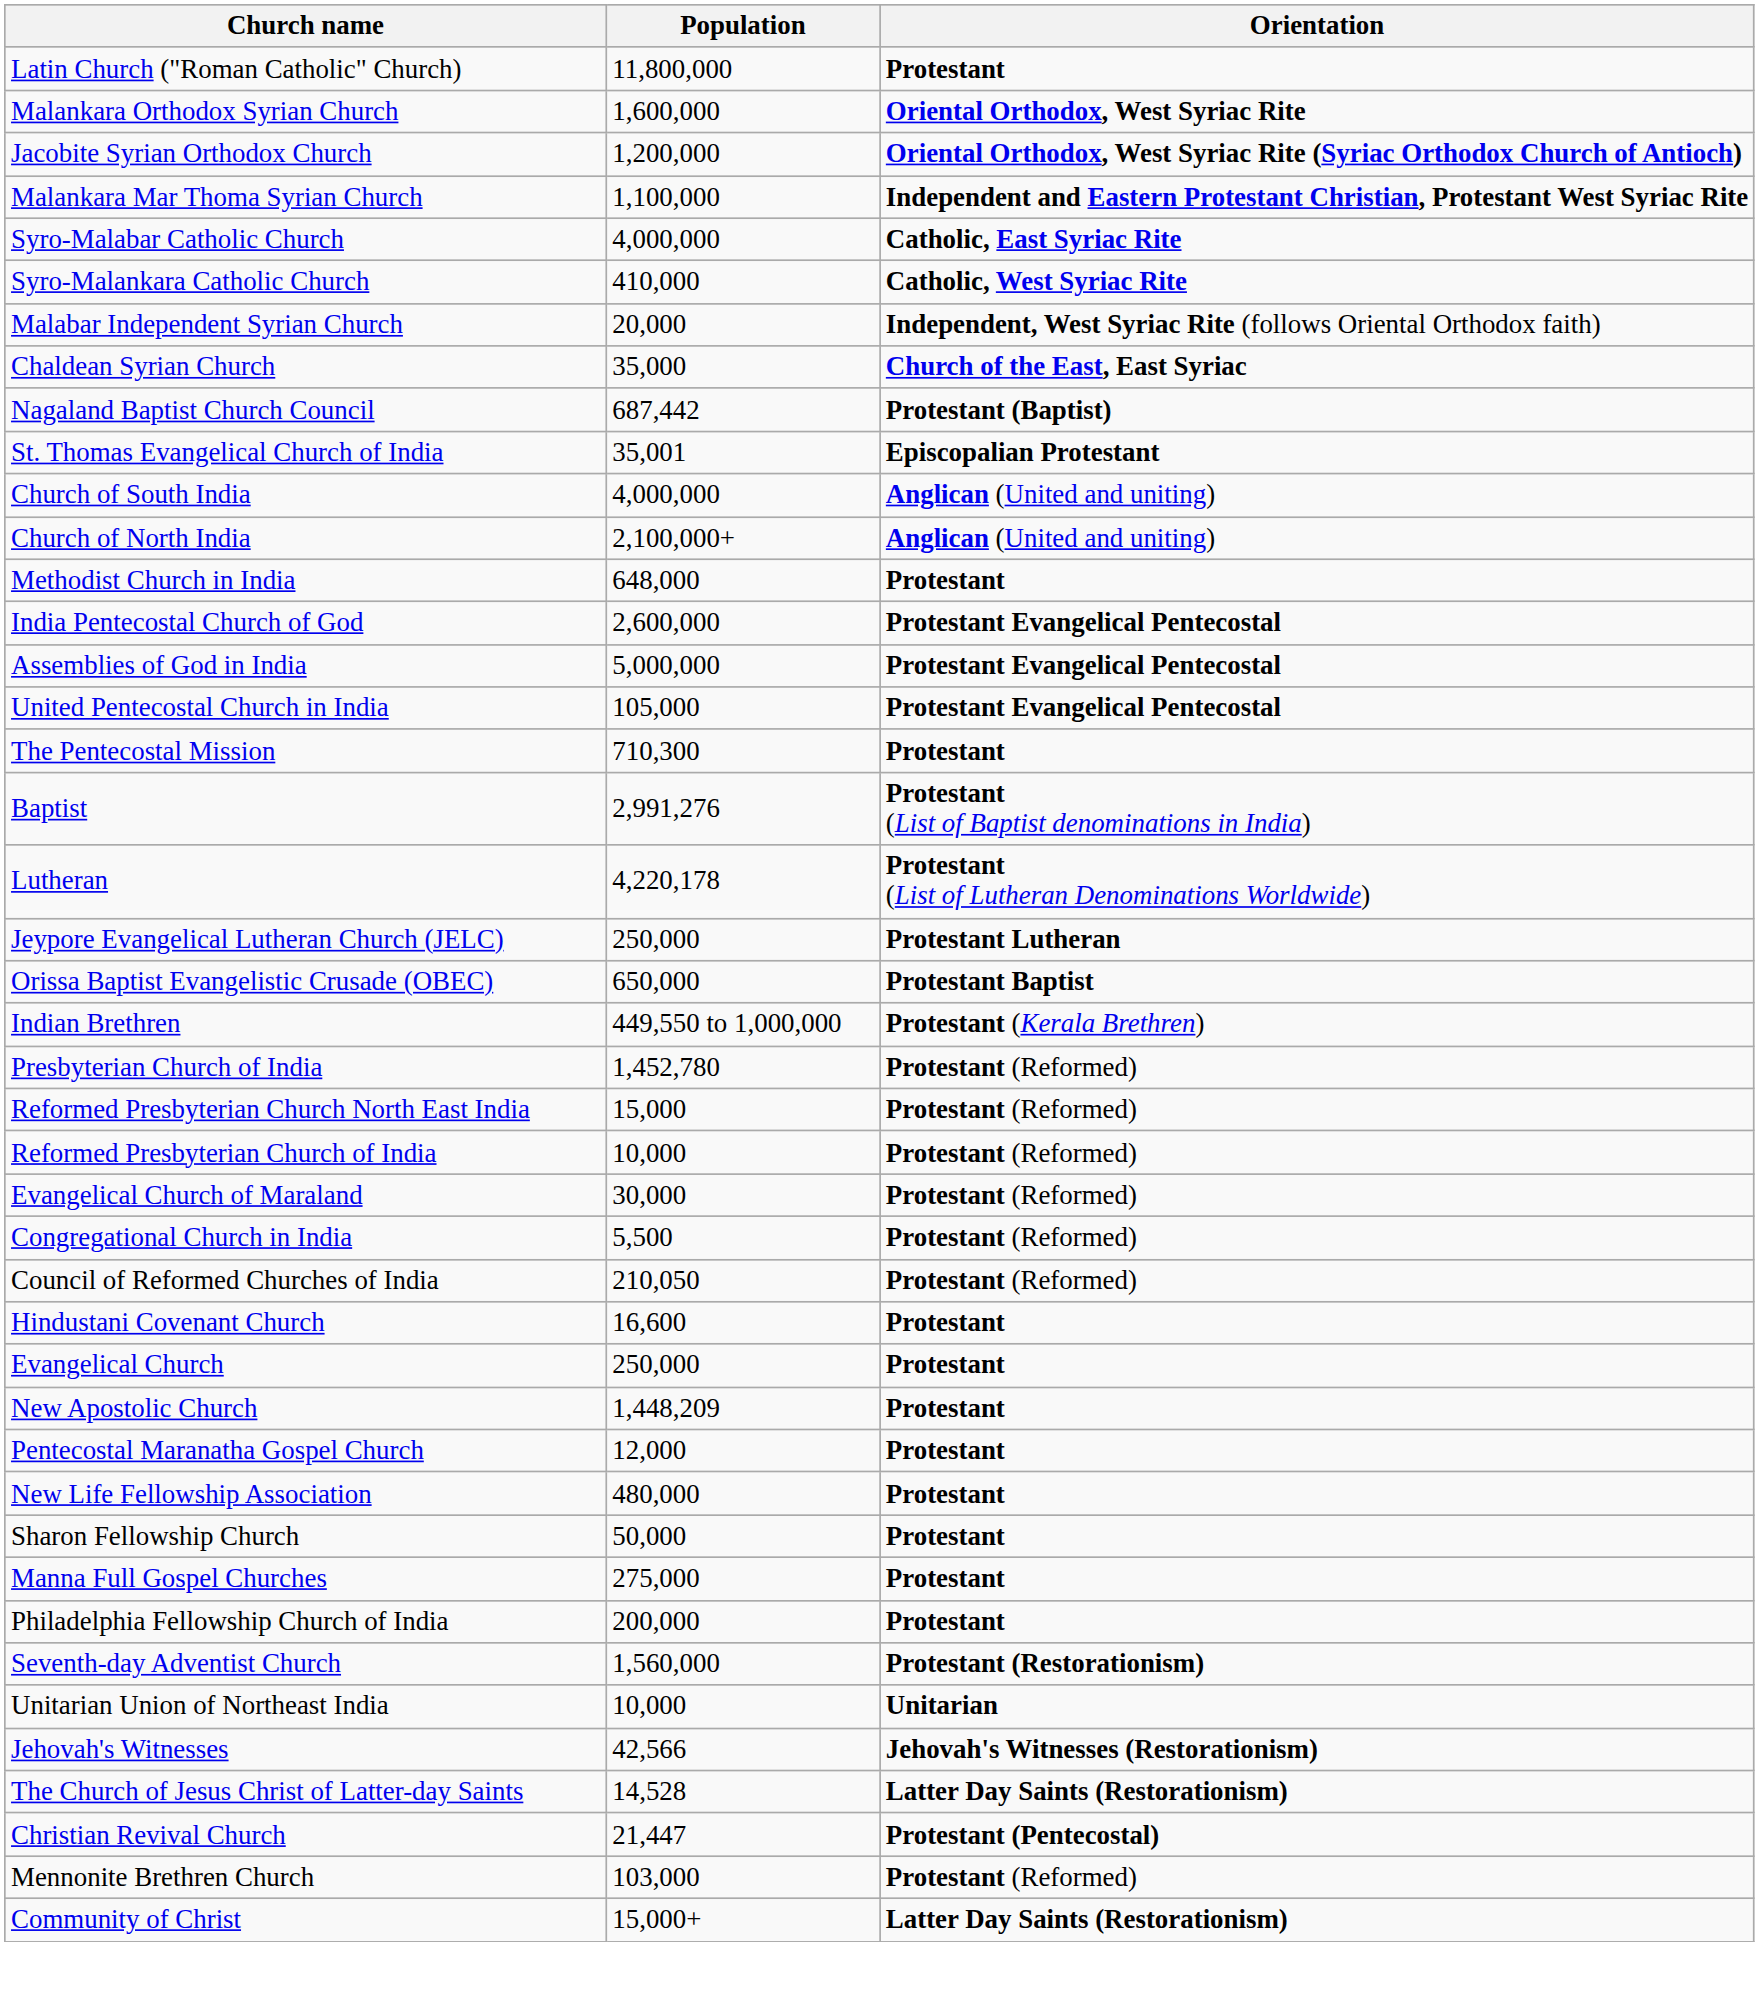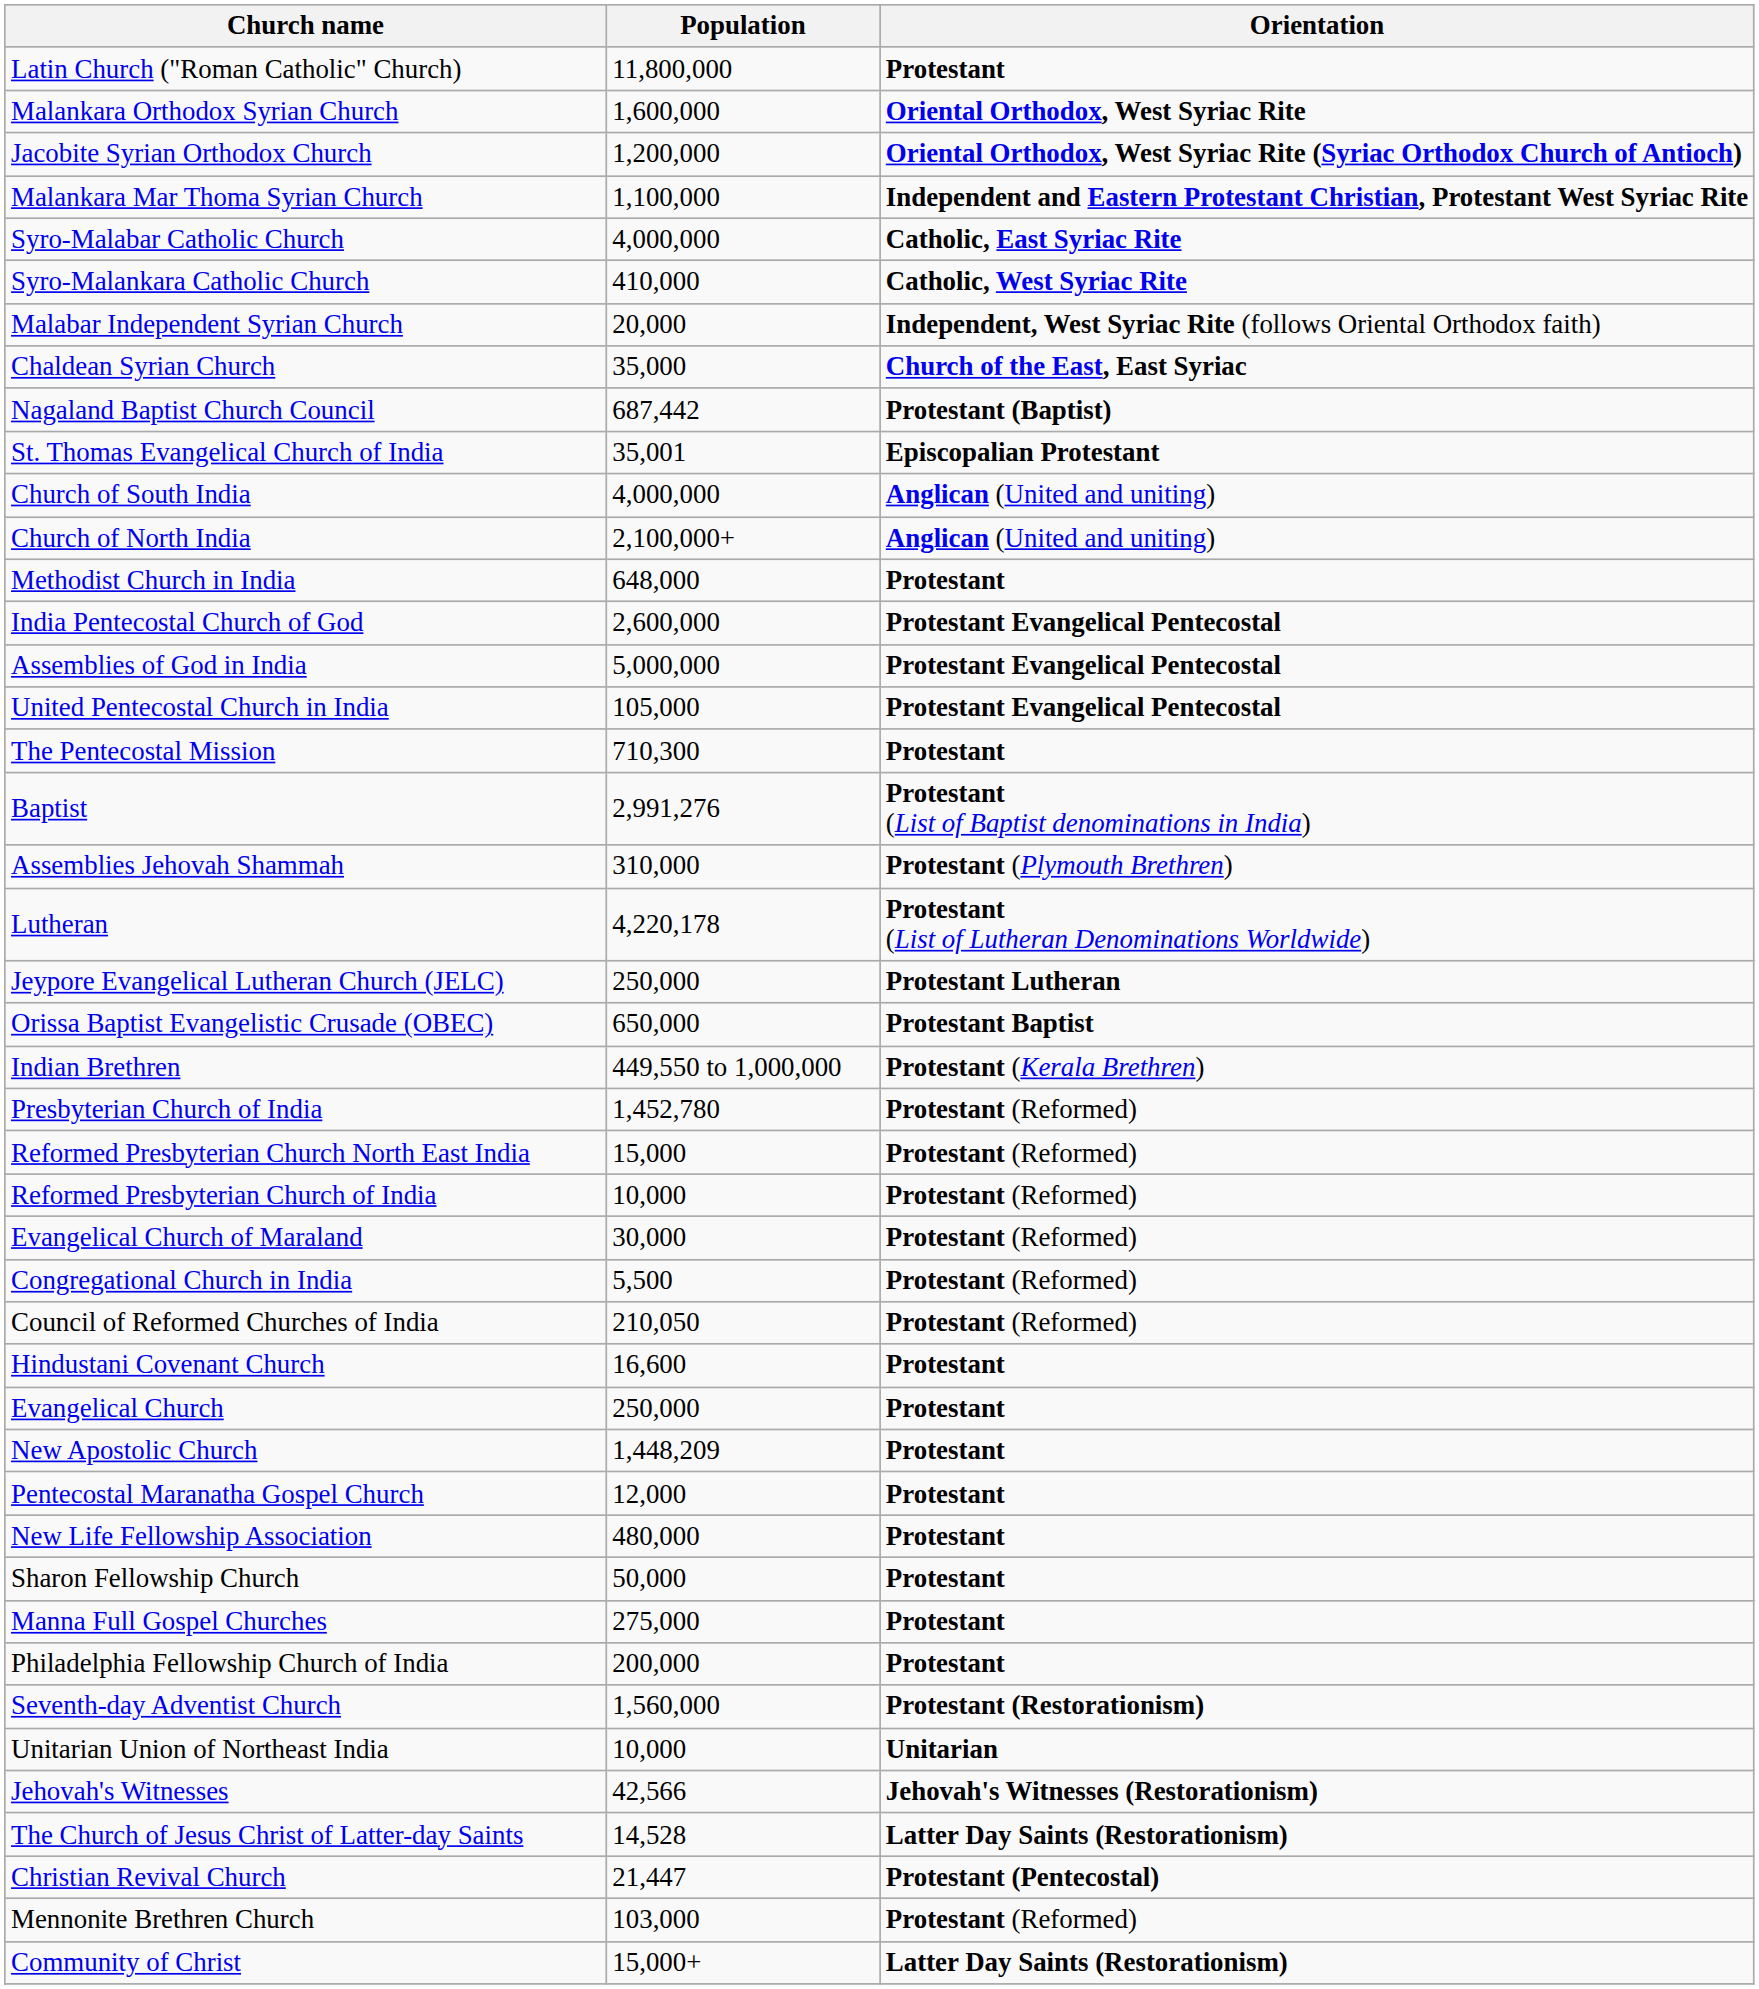+ row: (178, 866)
